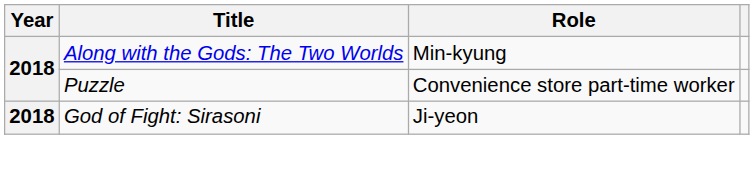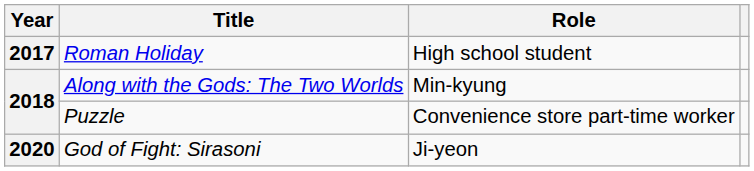+ row: (133, 52)
(32, 117) 2018 -> (32, 149) 2020
